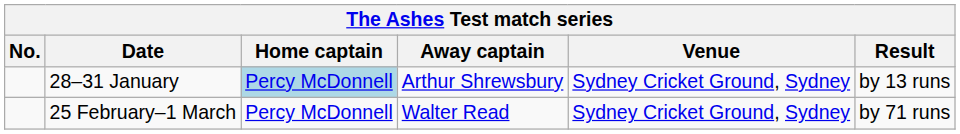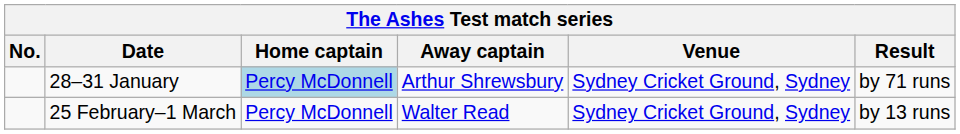(905, 81) by 13 runs -> (905, 81) by 71 runs
(905, 112) by 71 runs -> (905, 112) by 13 runs
